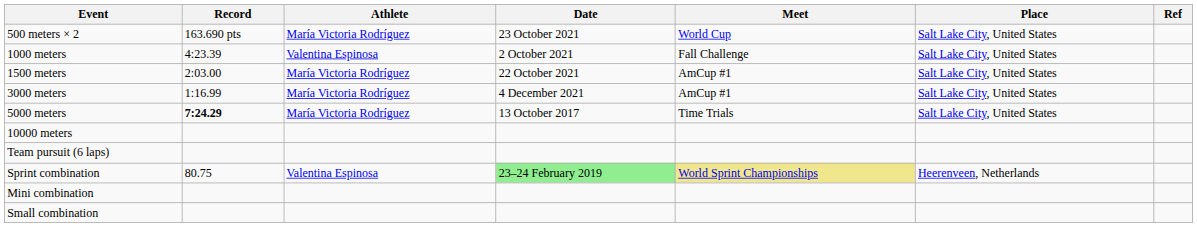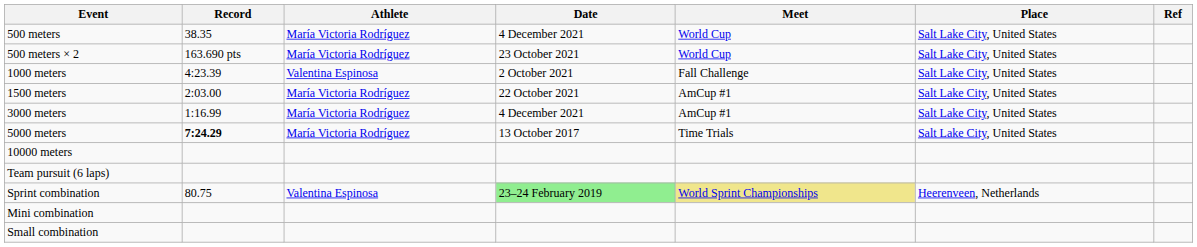+ row: (34, 34)
